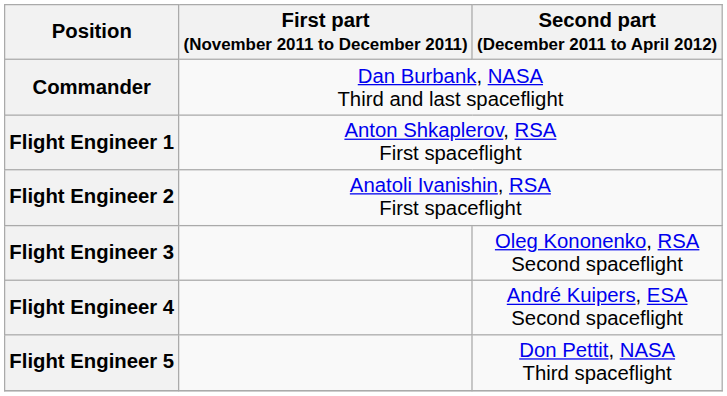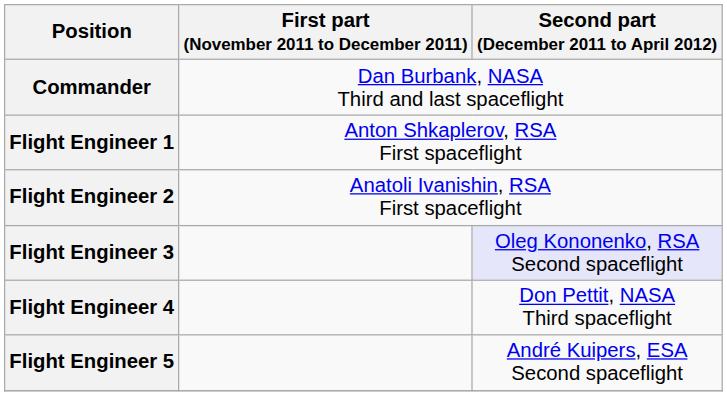(597, 252) no background -> (597, 252) lavender background
(597, 307) André Kuipers, ESA Second spaceflight -> (597, 307) Don Pettit, NASA Third spaceflight
(597, 362) Don Pettit, NASA Third spaceflight -> (597, 362) André Kuipers, ESA Second spaceflight
